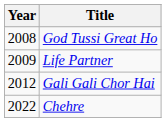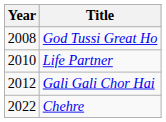(22, 60) 2009 -> (22, 60) 2010
